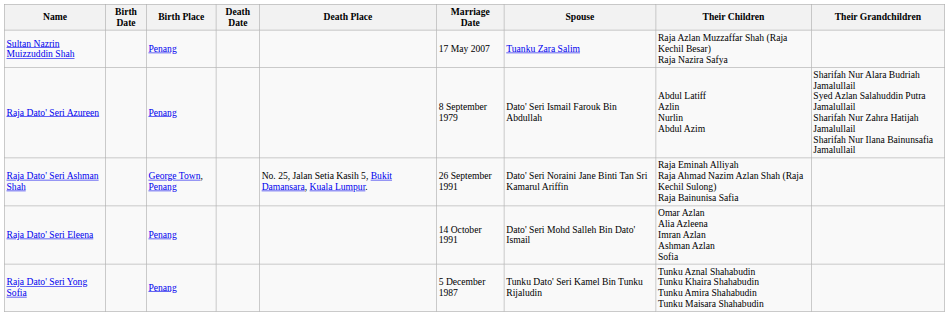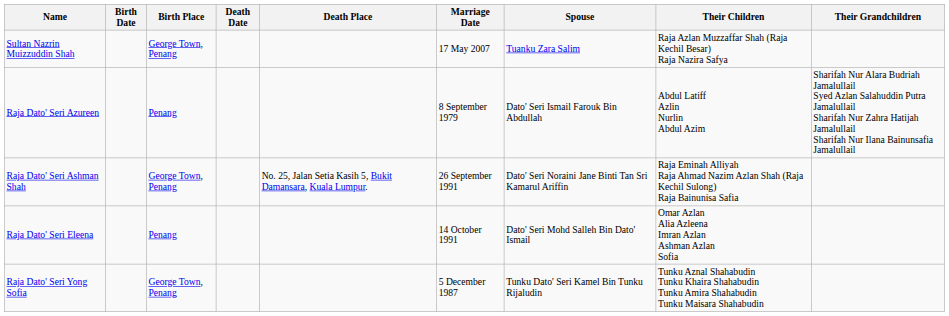(163, 48) Penang -> (176, 48) George Town, Penang
(163, 288) Penang -> (176, 288) George Town, Penang
